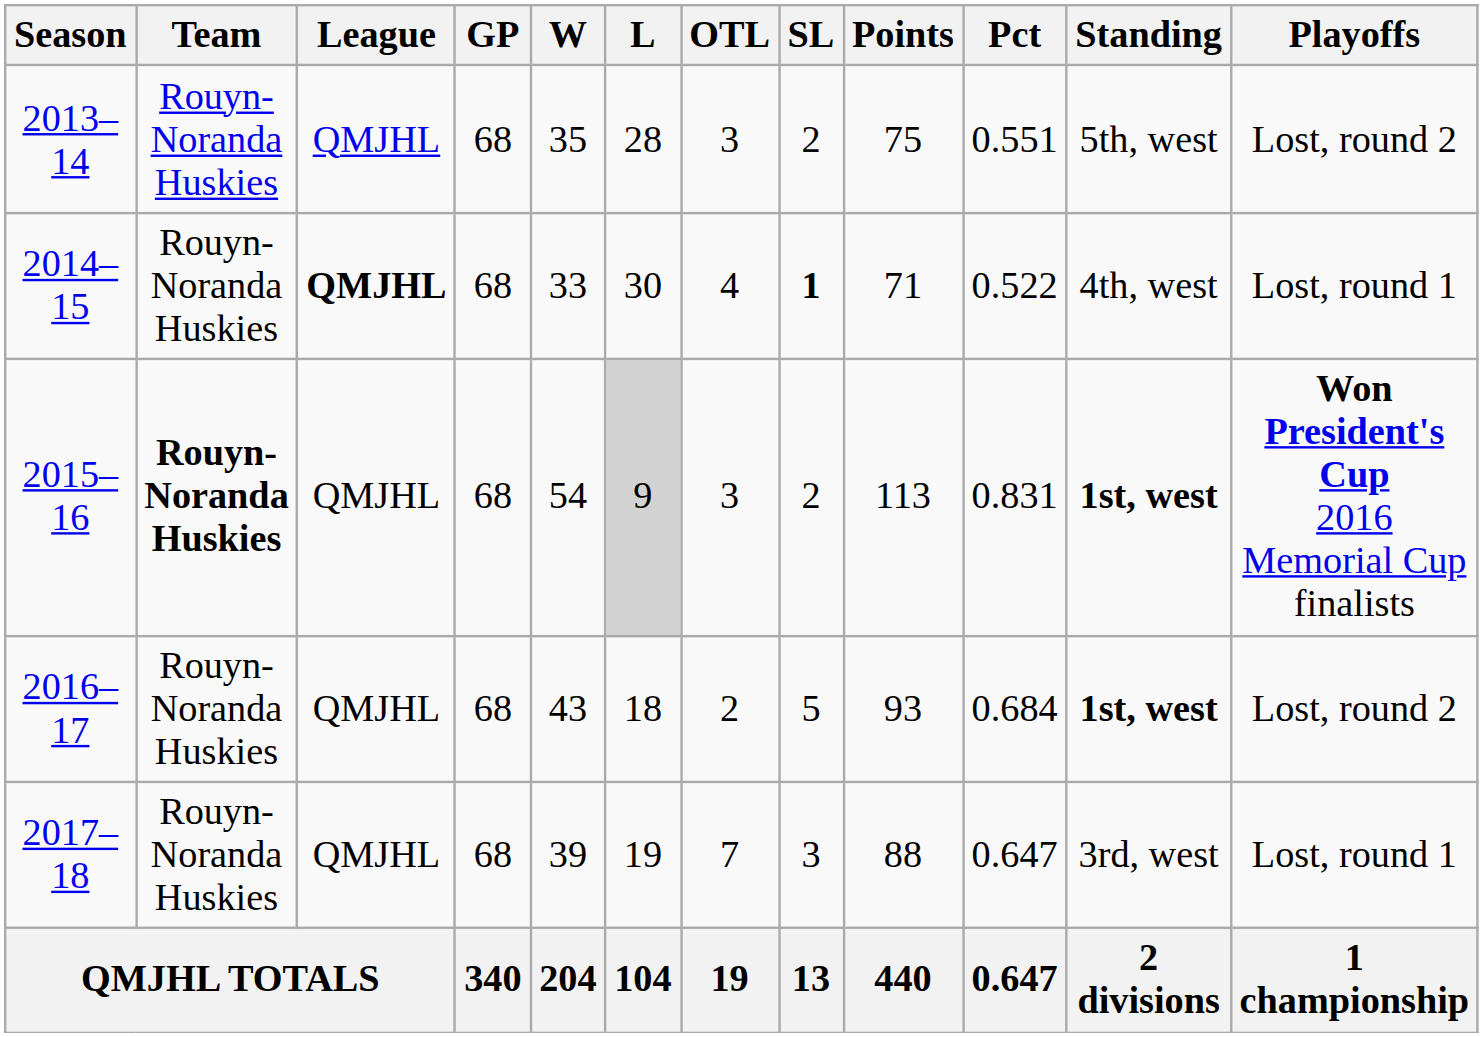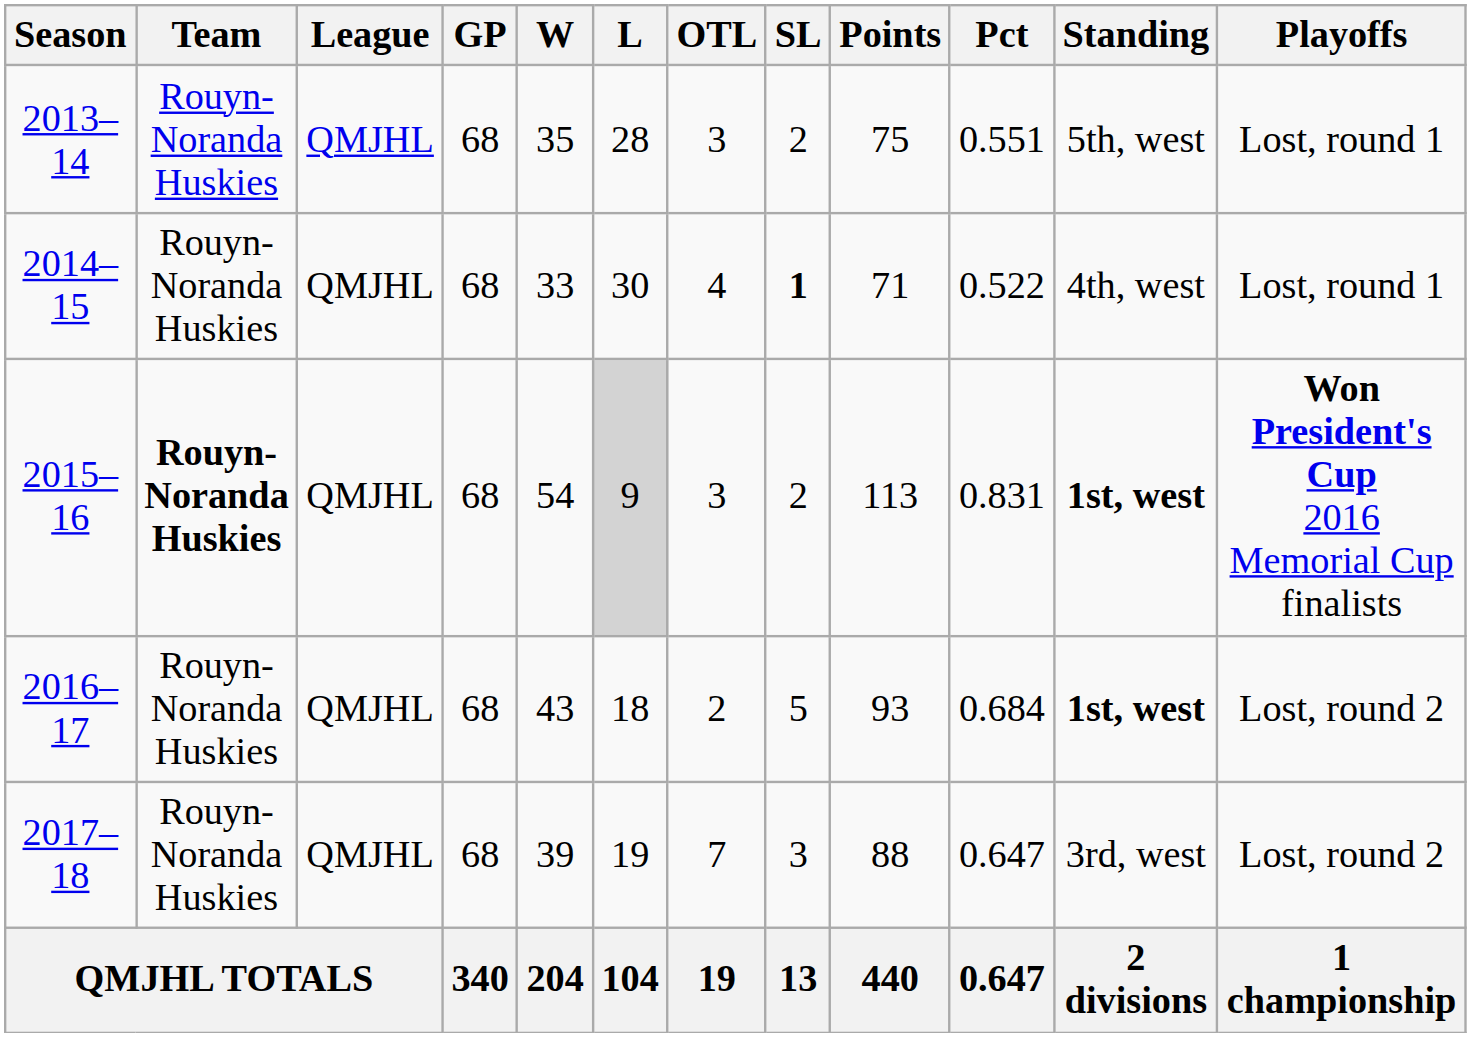(1354, 138) Lost, round 2 -> (1342, 138) Lost, round 1
(376, 285) bold -> (370, 285) normal
(1354, 854) Lost, round 1 -> (1342, 854) Lost, round 2
